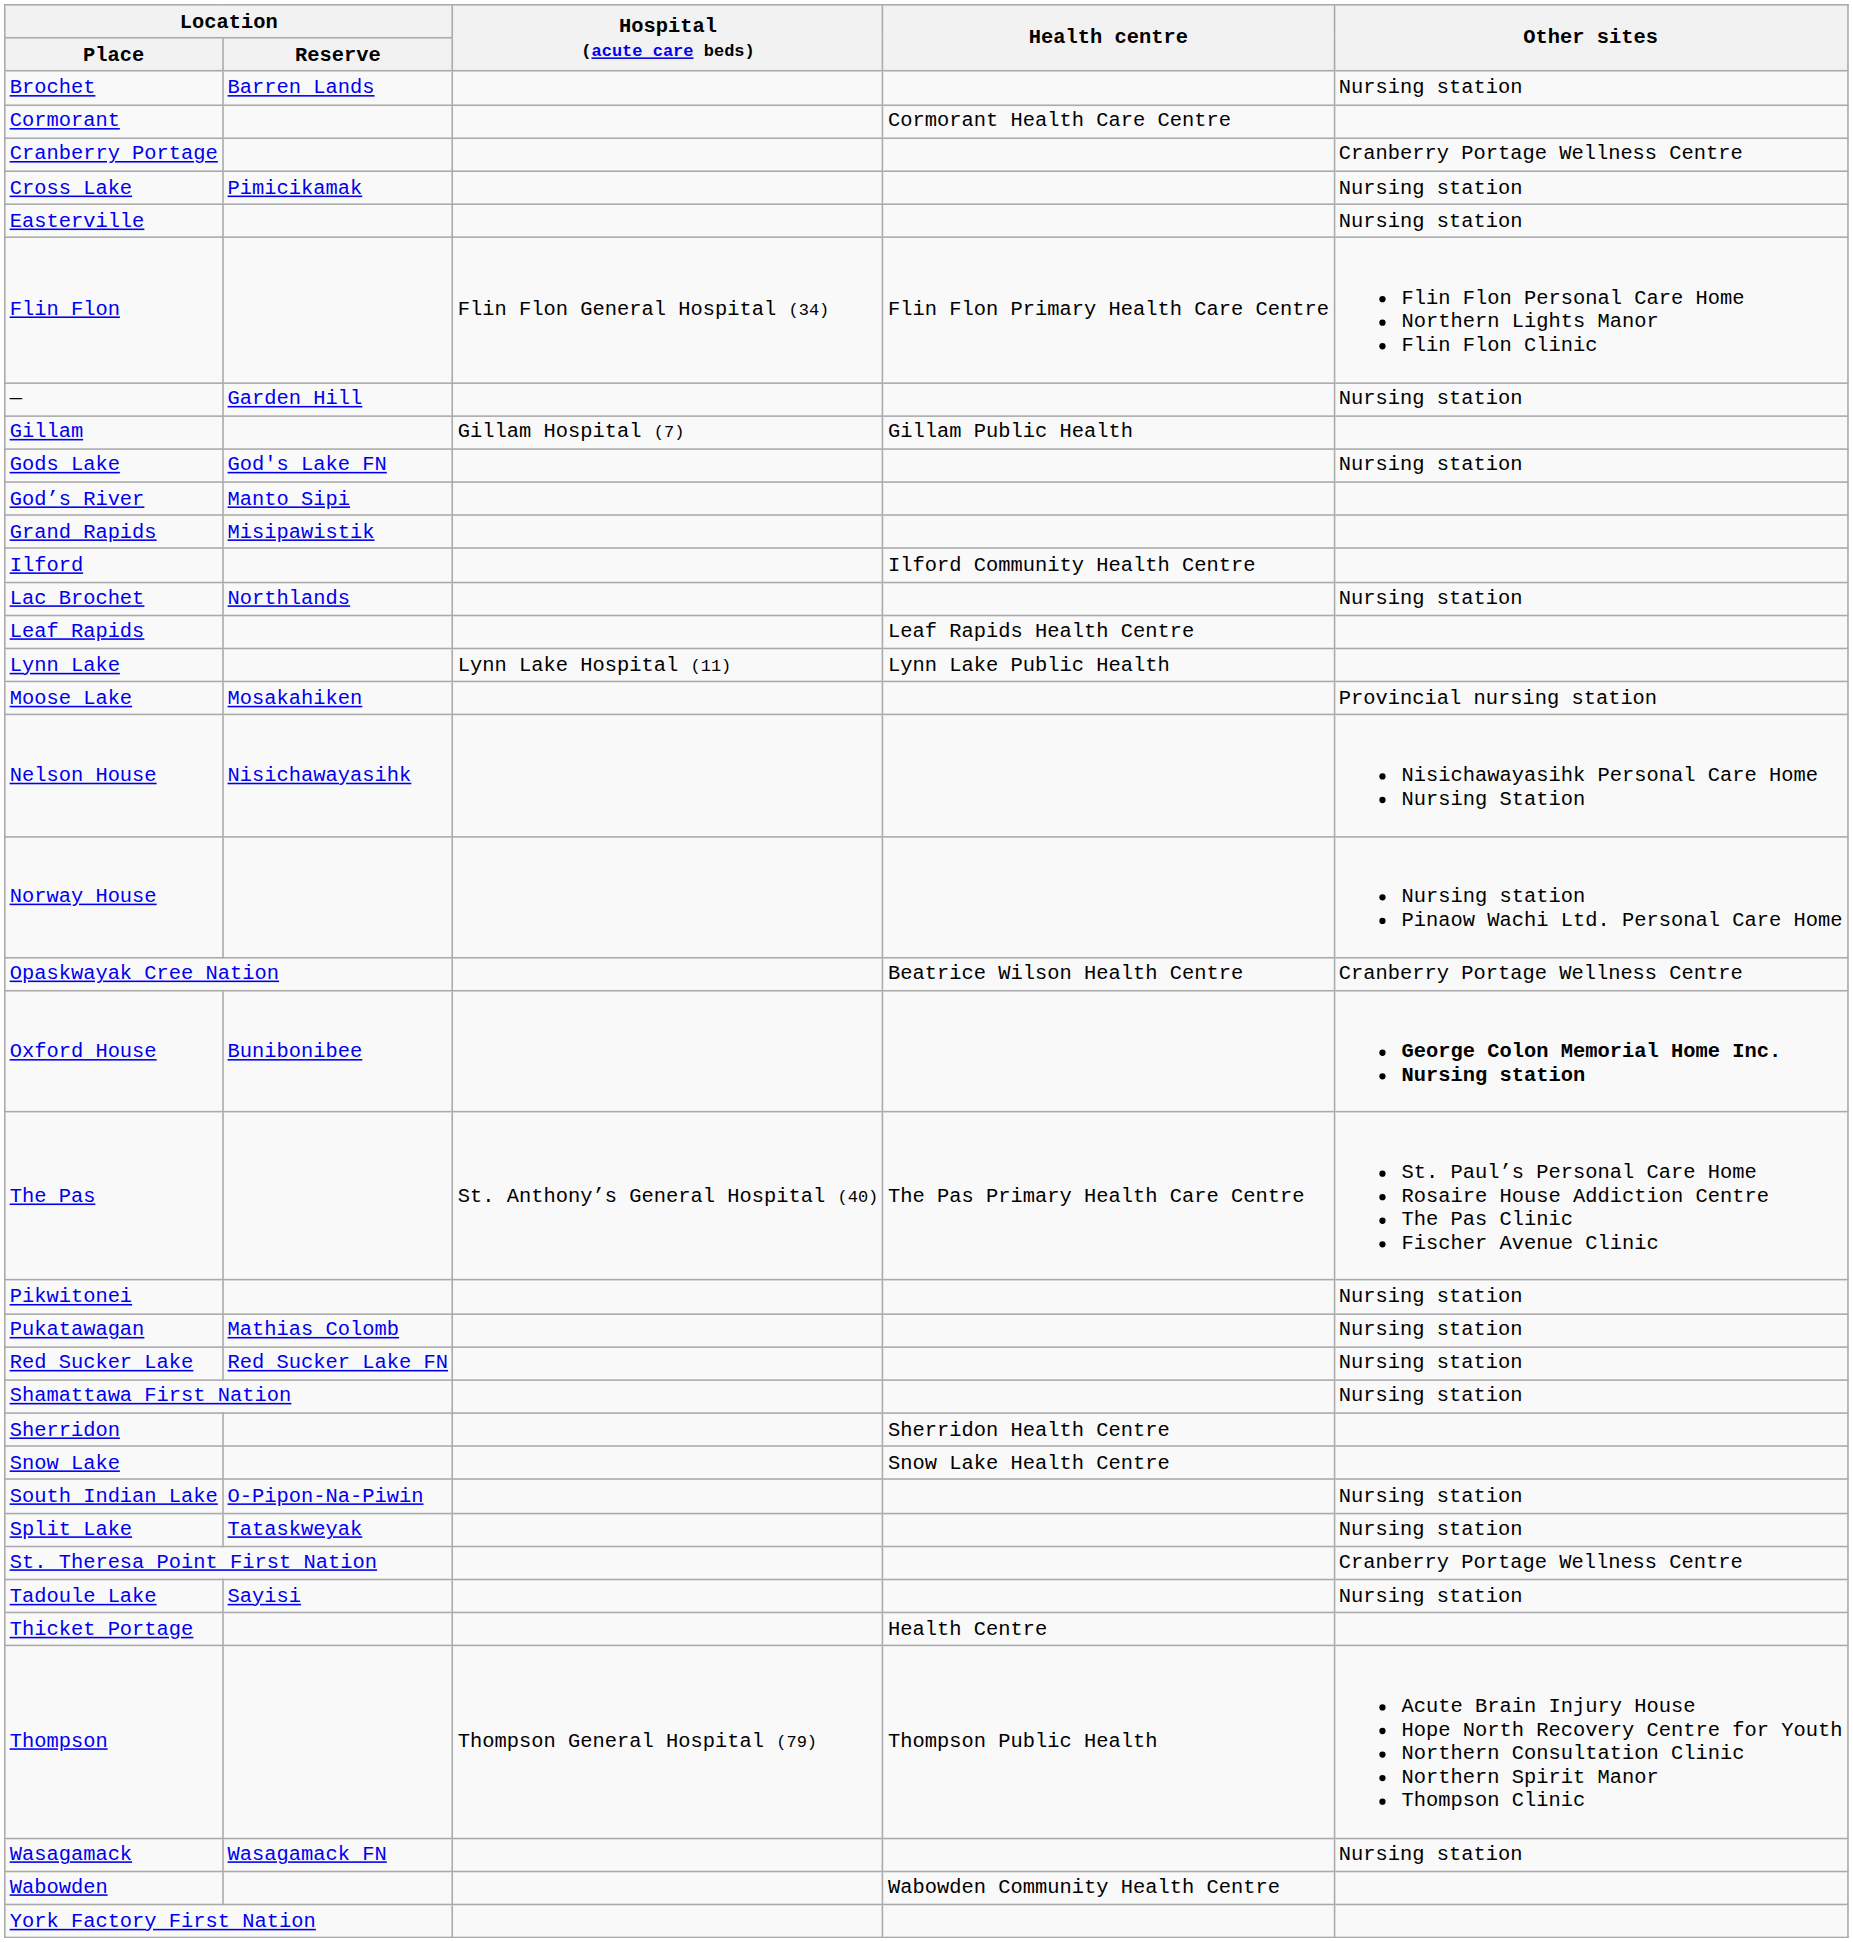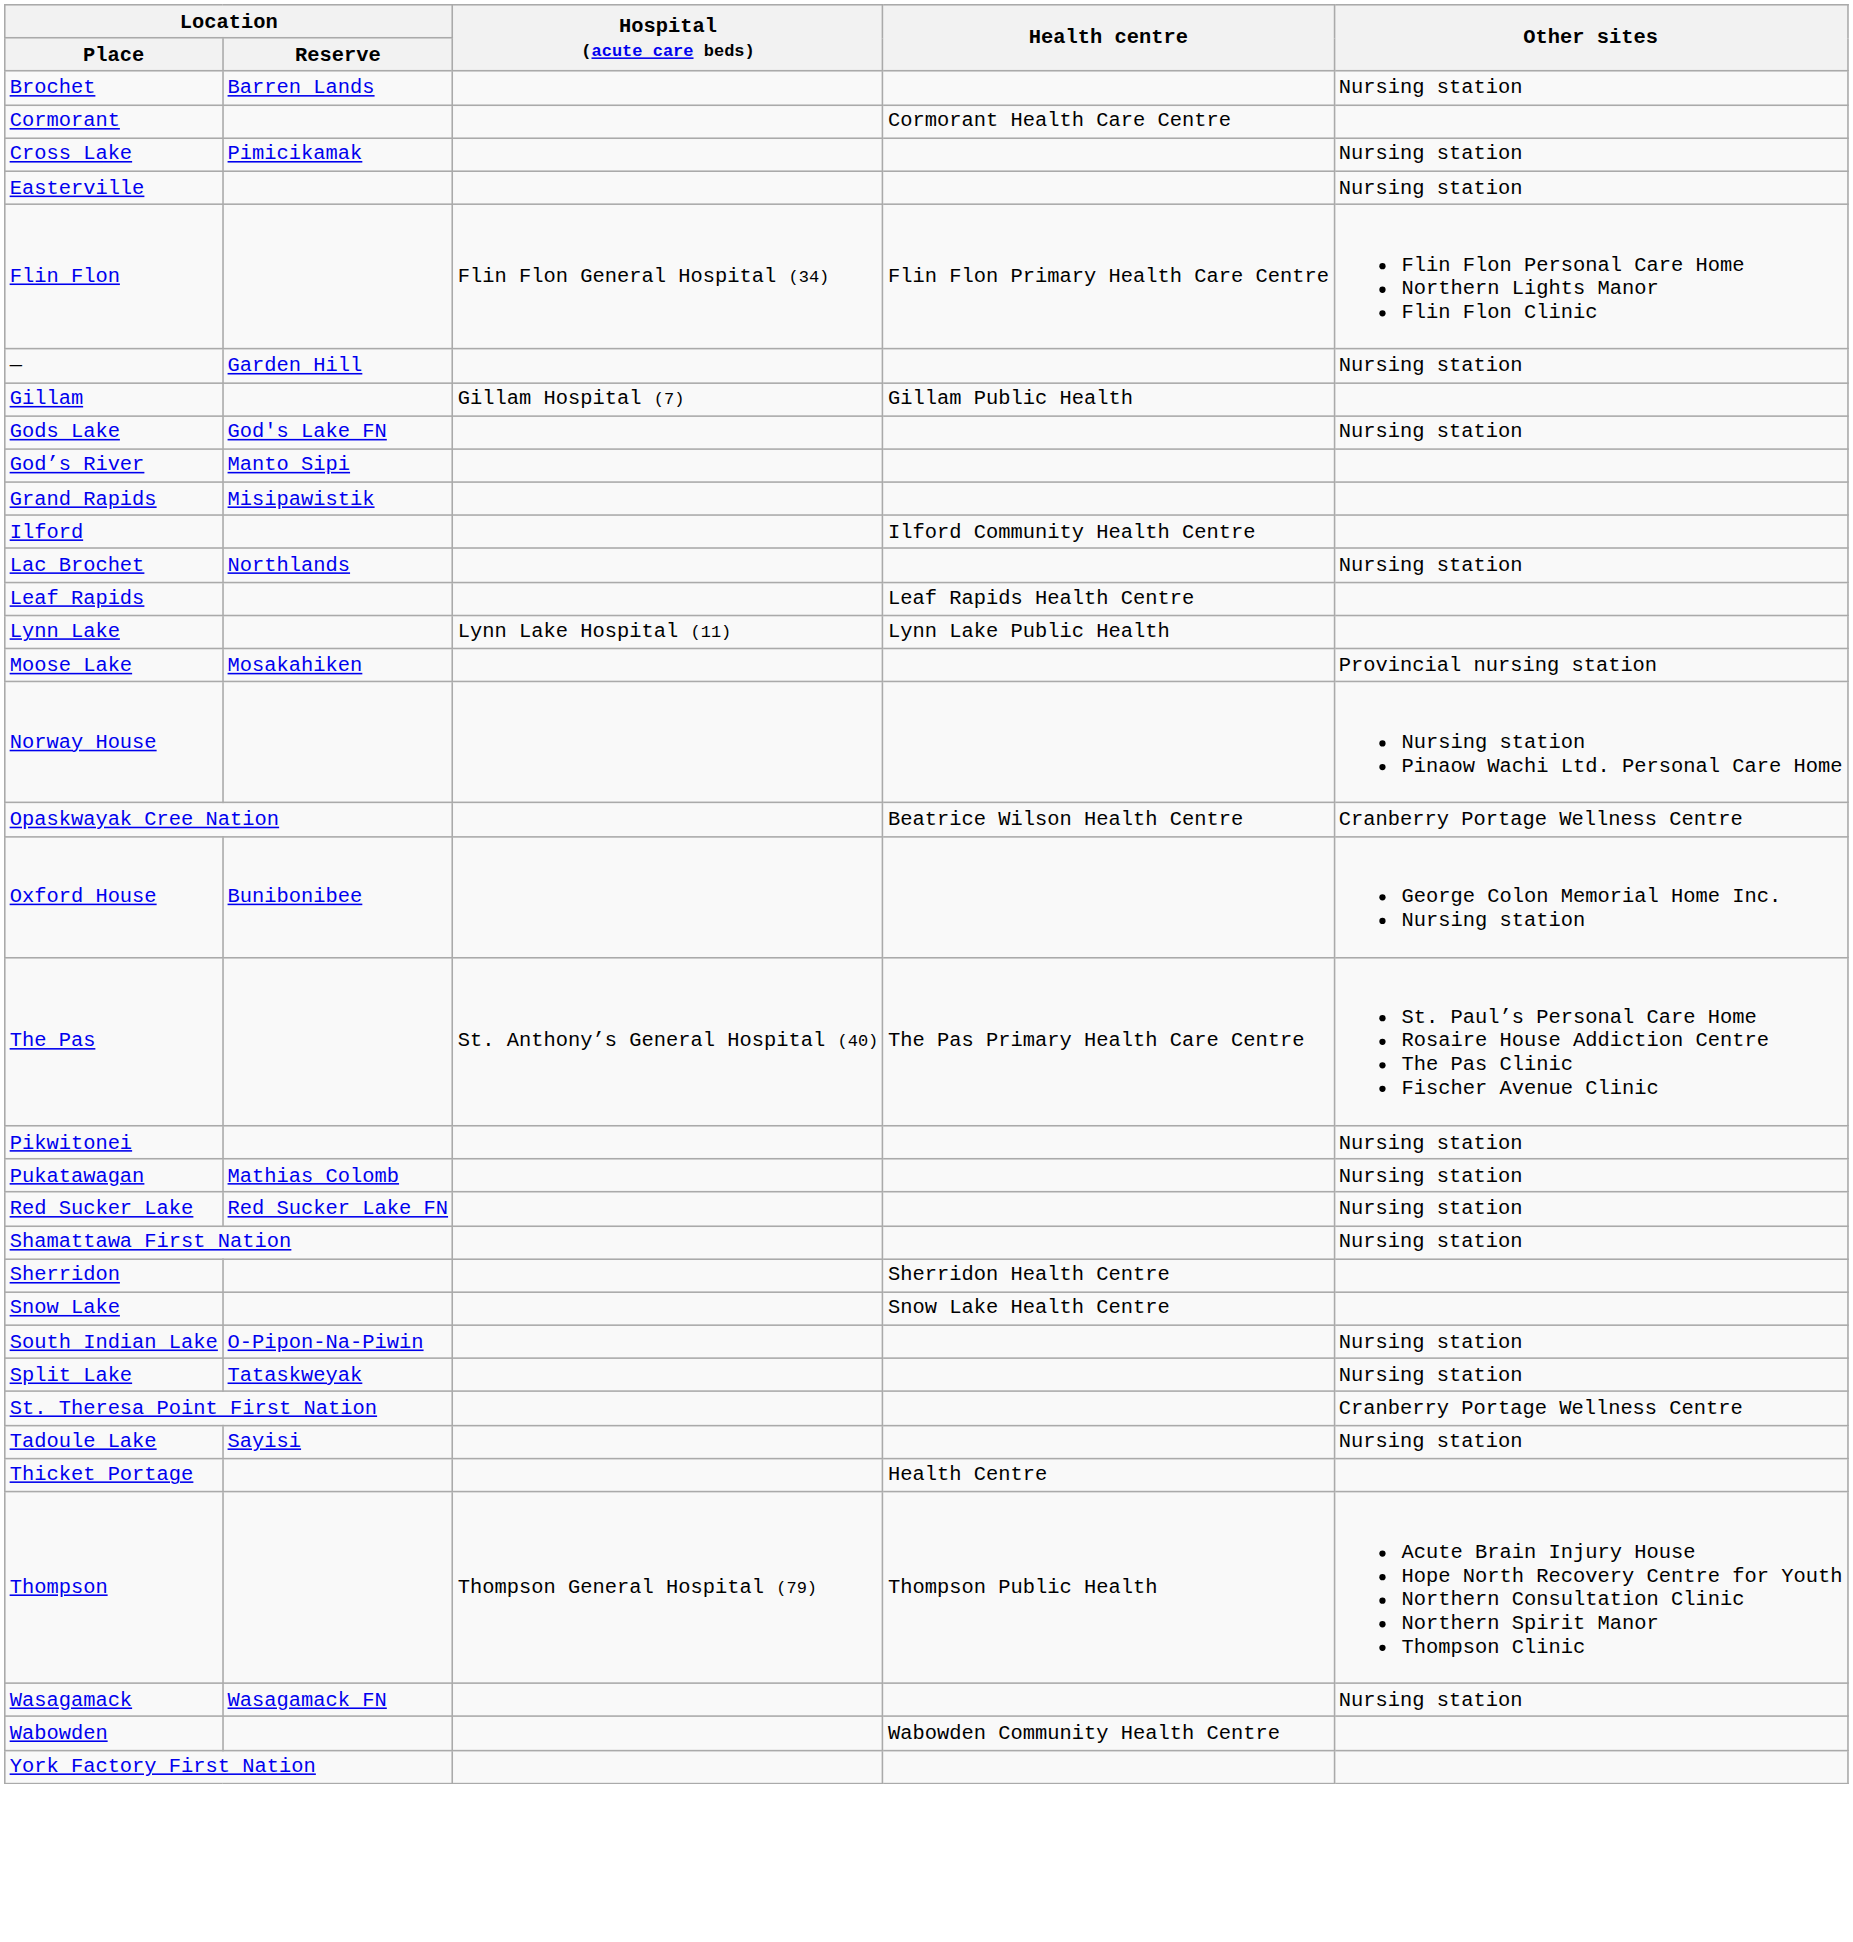- row: (114, 154)
- row: (83, 776)
(1591, 1063) bold -> (1591, 909) normal
